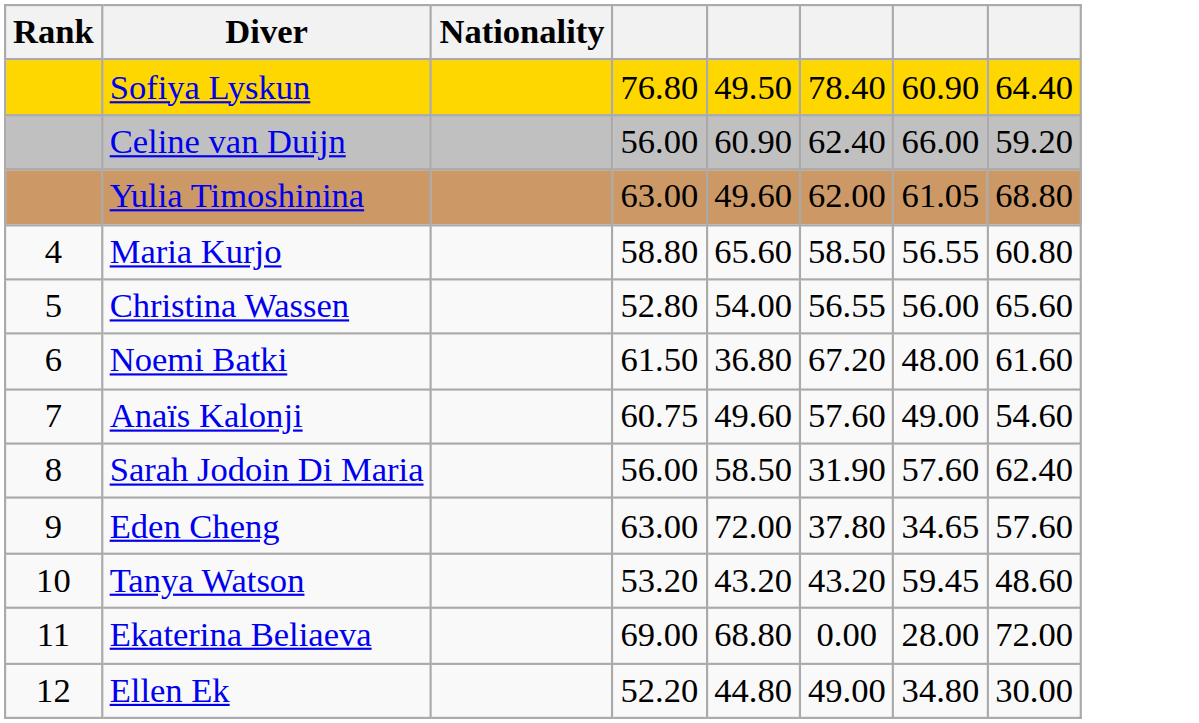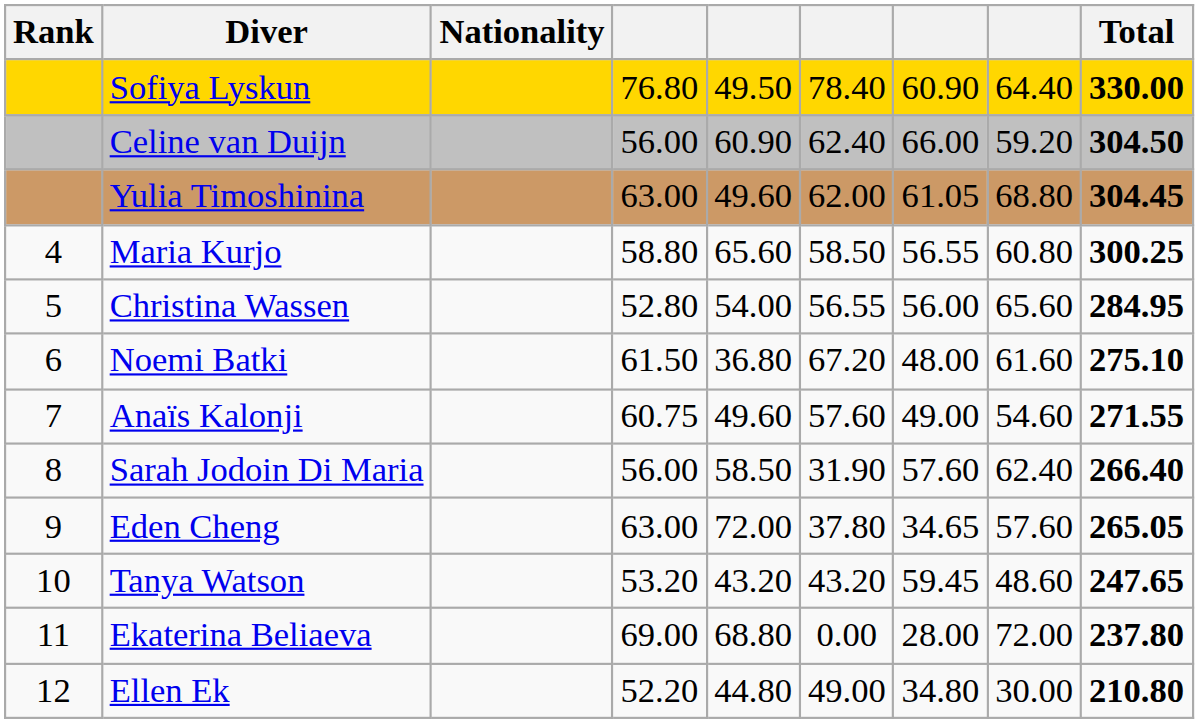+ column: (1136, 31)
